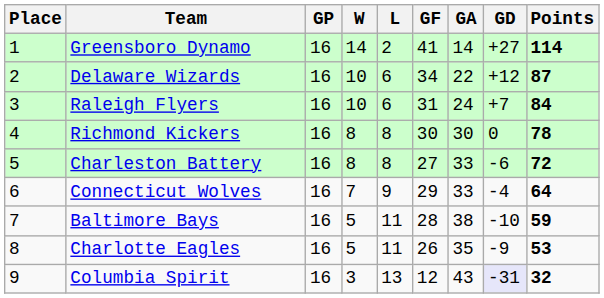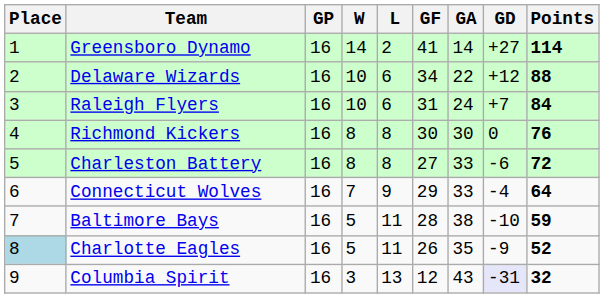(541, 77) 87 -> (541, 77) 88
(541, 134) 78 -> (541, 134) 76
(14, 250) no background -> (14, 250) lightblue background
(541, 250) 53 -> (541, 250) 52
